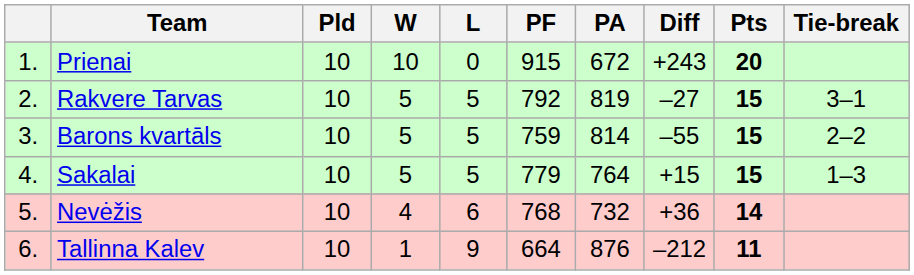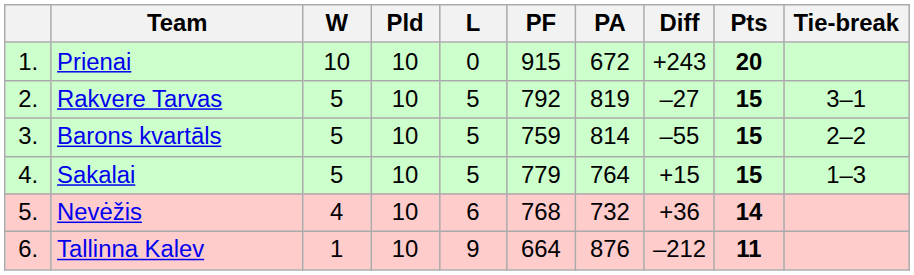columns swapped: (337, 23) <-> (405, 23)
